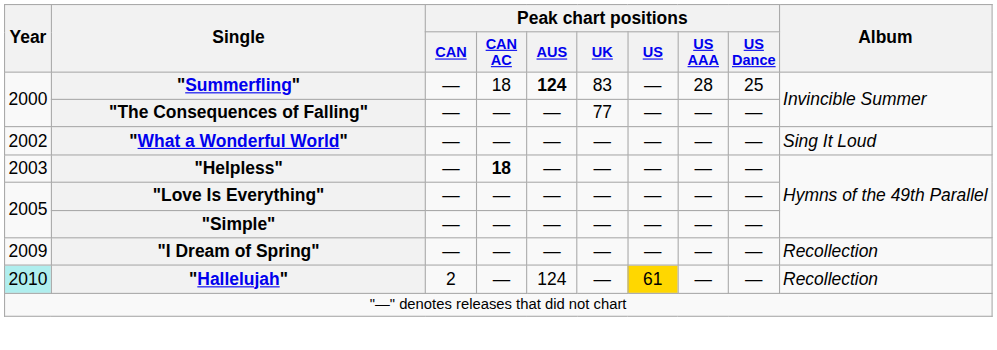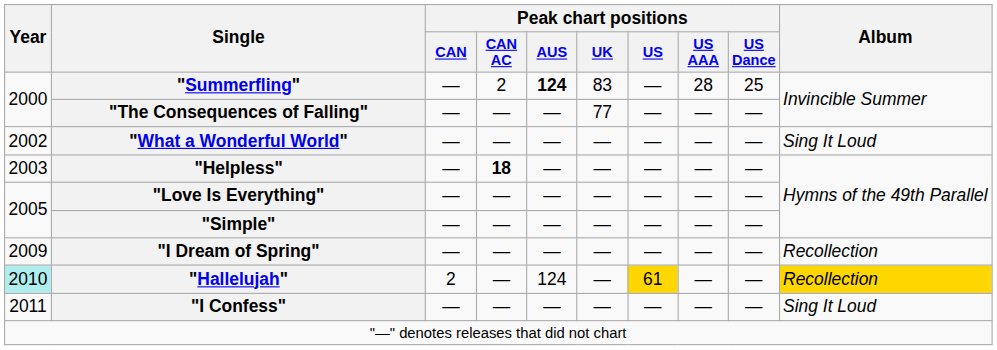(501, 85) 18 -> (501, 85) 2
(831, 279) no background -> (831, 279) gold background
+ row: (239, 306)
